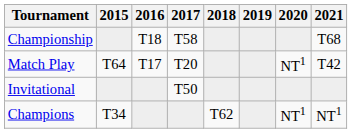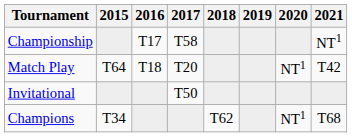(150, 39) T18 -> (150, 41) T17
(329, 39) T68 -> (329, 41) NT1
(150, 64) T17 -> (150, 68) T18
(329, 114) NT1 -> (329, 118) T68
